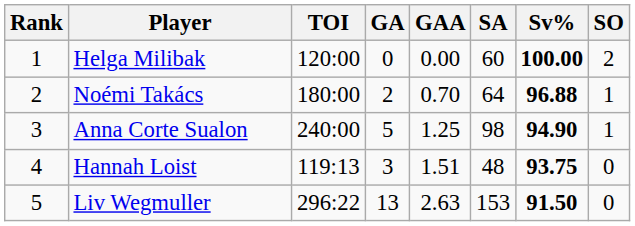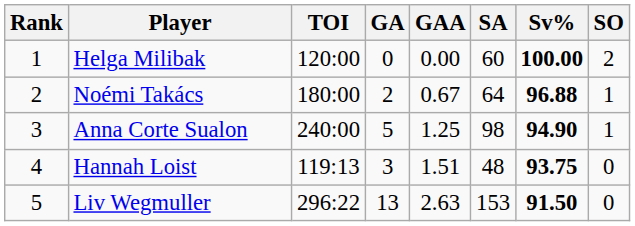(440, 94) 0.70 -> (440, 94) 0.67
